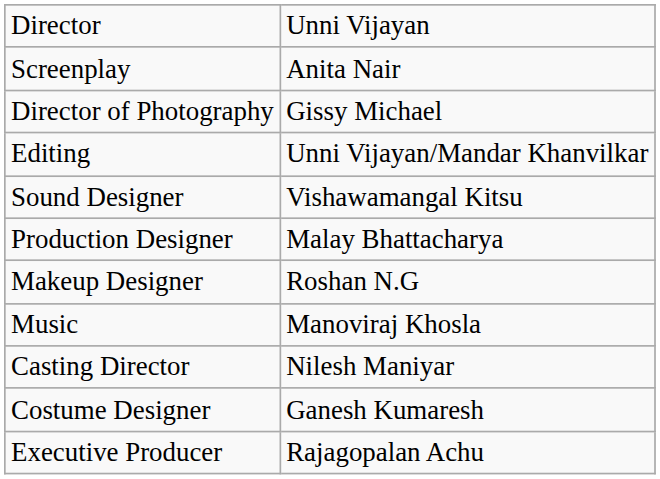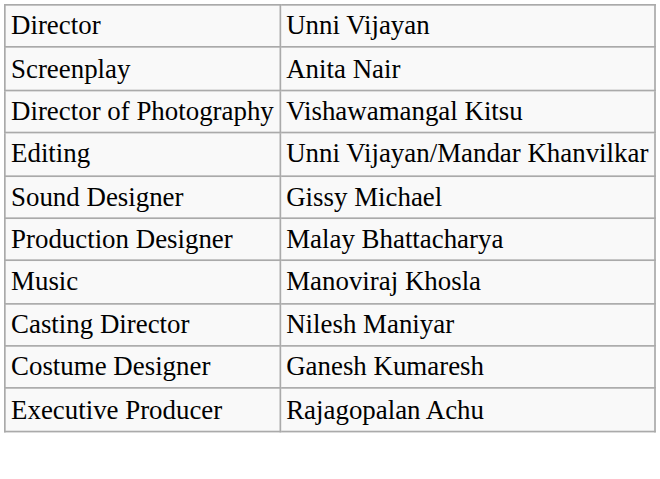(364, 111) Gissy Michael -> (404, 111) Vishawamangal Kitsu
(404, 196) Vishawamangal Kitsu -> (364, 196) Gissy Michael
- row: (107, 281)
